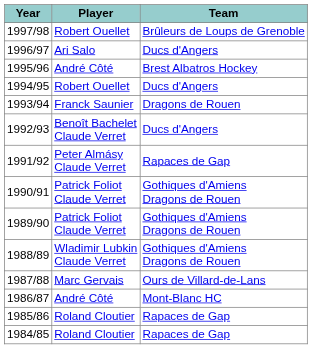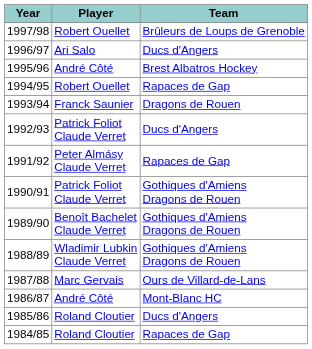(180, 86) Ducs d'Angers -> (186, 86) Rapaces de Gap
(95, 129) Benoît Bachelet Claude Verret -> (90, 129) Patrick Foliot Claude Verret
(90, 223) Patrick Foliot Claude Verret -> (95, 223) Benoît Bachelet Claude Verret
(186, 316) Rapaces de Gap -> (180, 316) Ducs d'Angers
